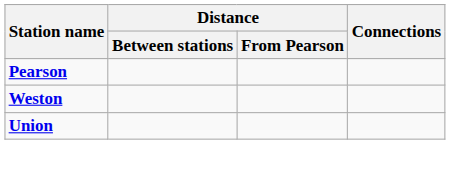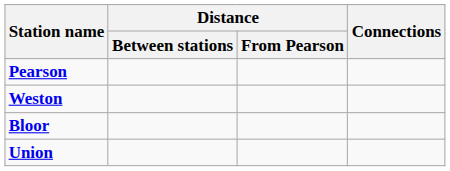+ row: (29, 125)
